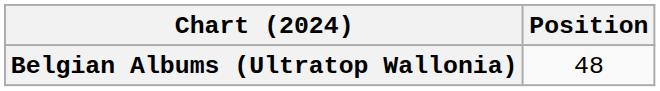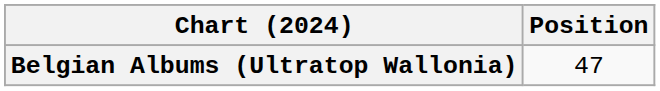(589, 66) 48 -> (589, 66) 47
